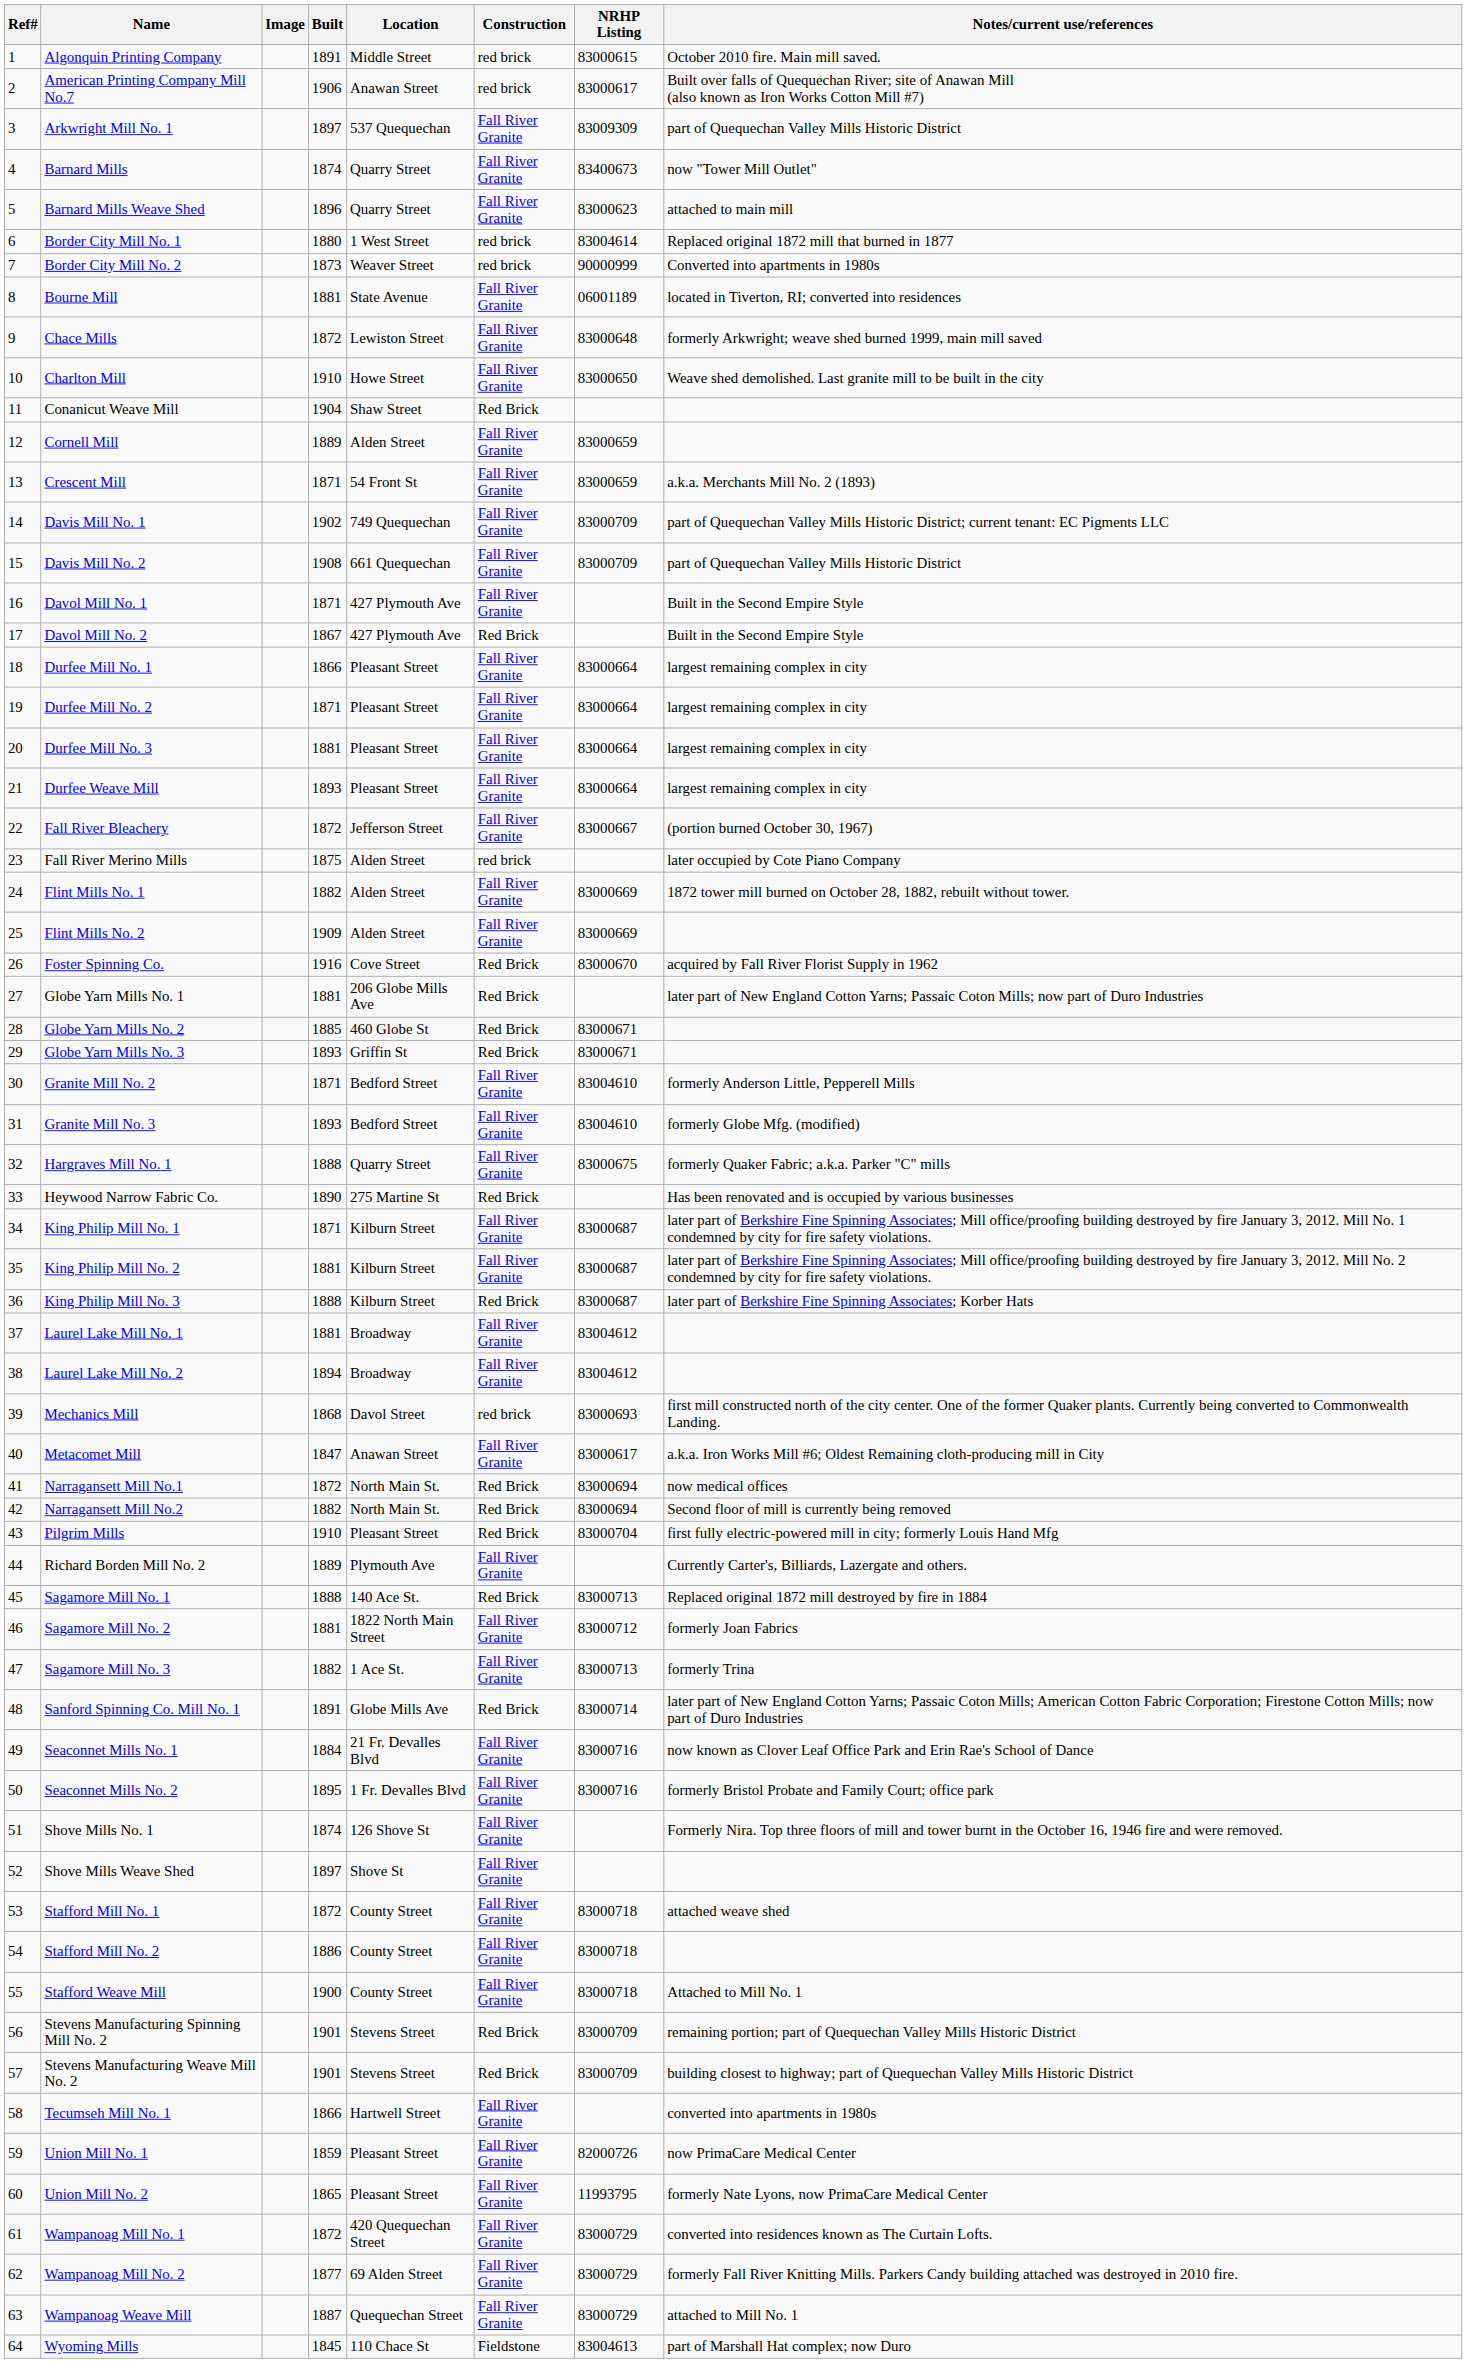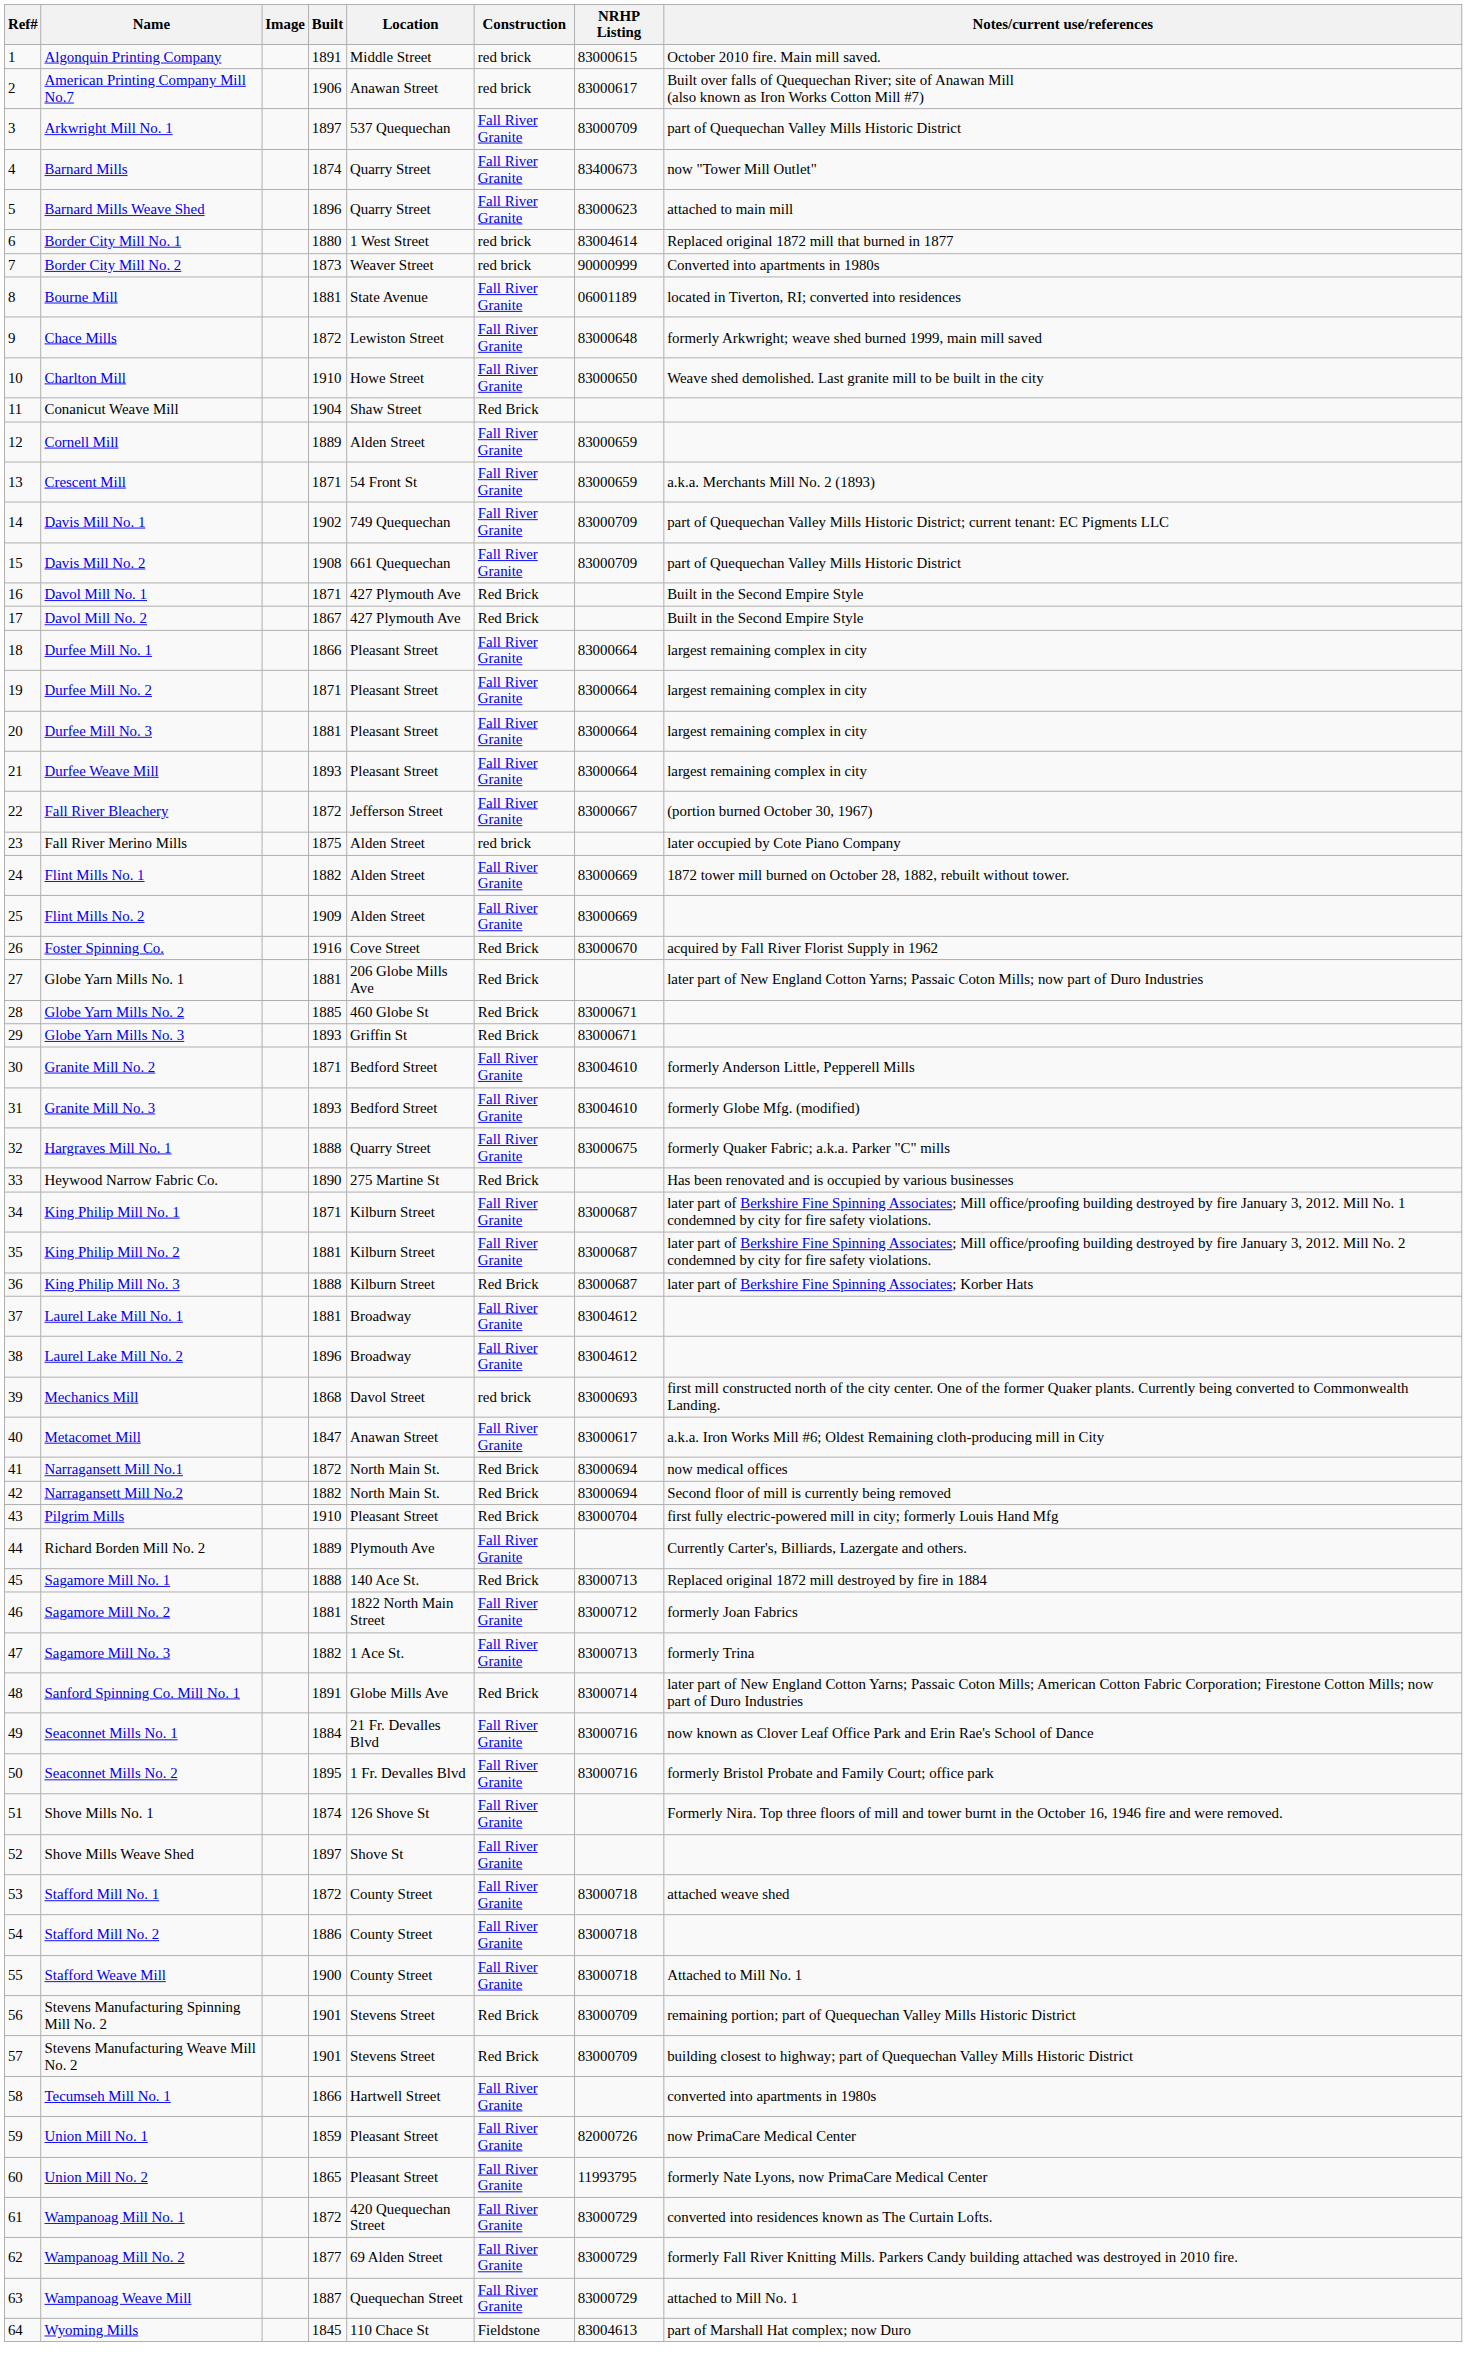(607, 128) 83009309 -> (607, 128) 83000709
(508, 603) Fall River Granite -> (508, 594) Red Brick
(327, 1373) 1894 -> (327, 1356) 1896
